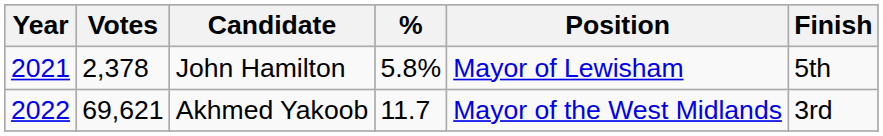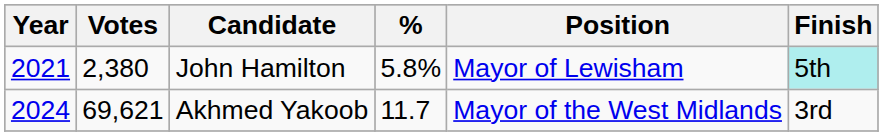(116, 67) 2,378 -> (116, 67) 2,380
(813, 67) no background -> (813, 67) paleturquoise background
(40, 109) 2022 -> (40, 109) 2024
